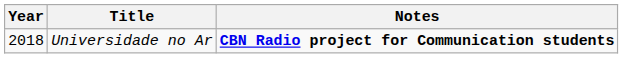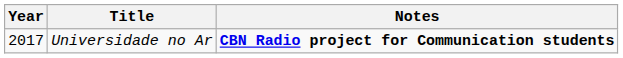(26, 41) 2018 -> (26, 41) 2017
